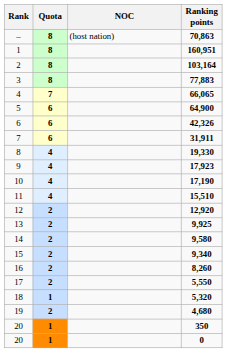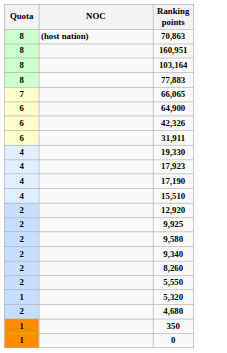- column: (19, 17)
(92, 36) normal -> (65, 36) bold
